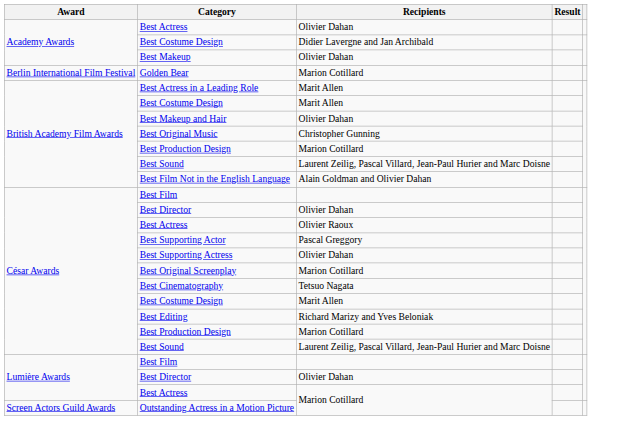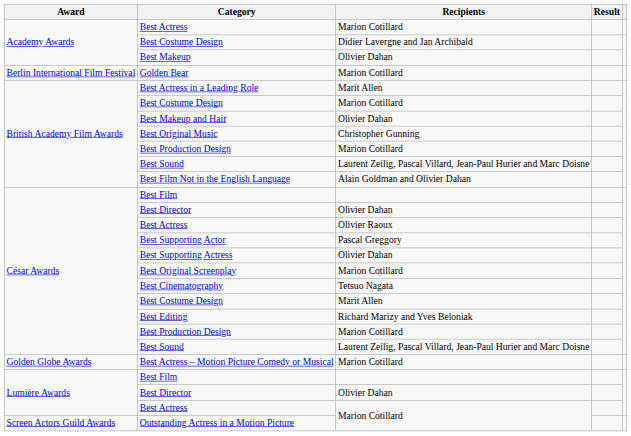(326, 27) Olivier Dahan -> (370, 27) Marion Cotillard
(321, 103) Marit Allen -> (370, 103) Marion Cotillard
+ row: (49, 362)
